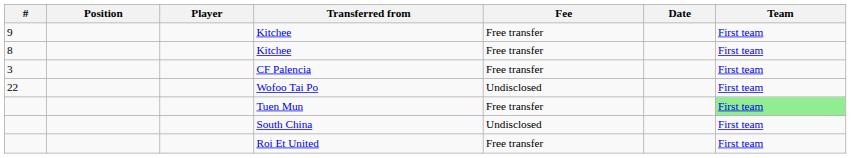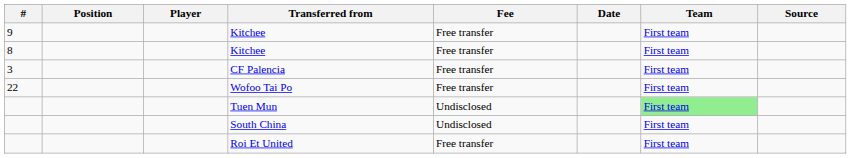+ column: (801, 13)
(514, 88) Undisclosed -> (465, 88) Free transfer
(515, 106) Free transfer -> (464, 106) Undisclosed
